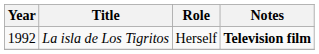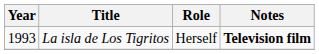(22, 37) 1992 -> (22, 37) 1993
